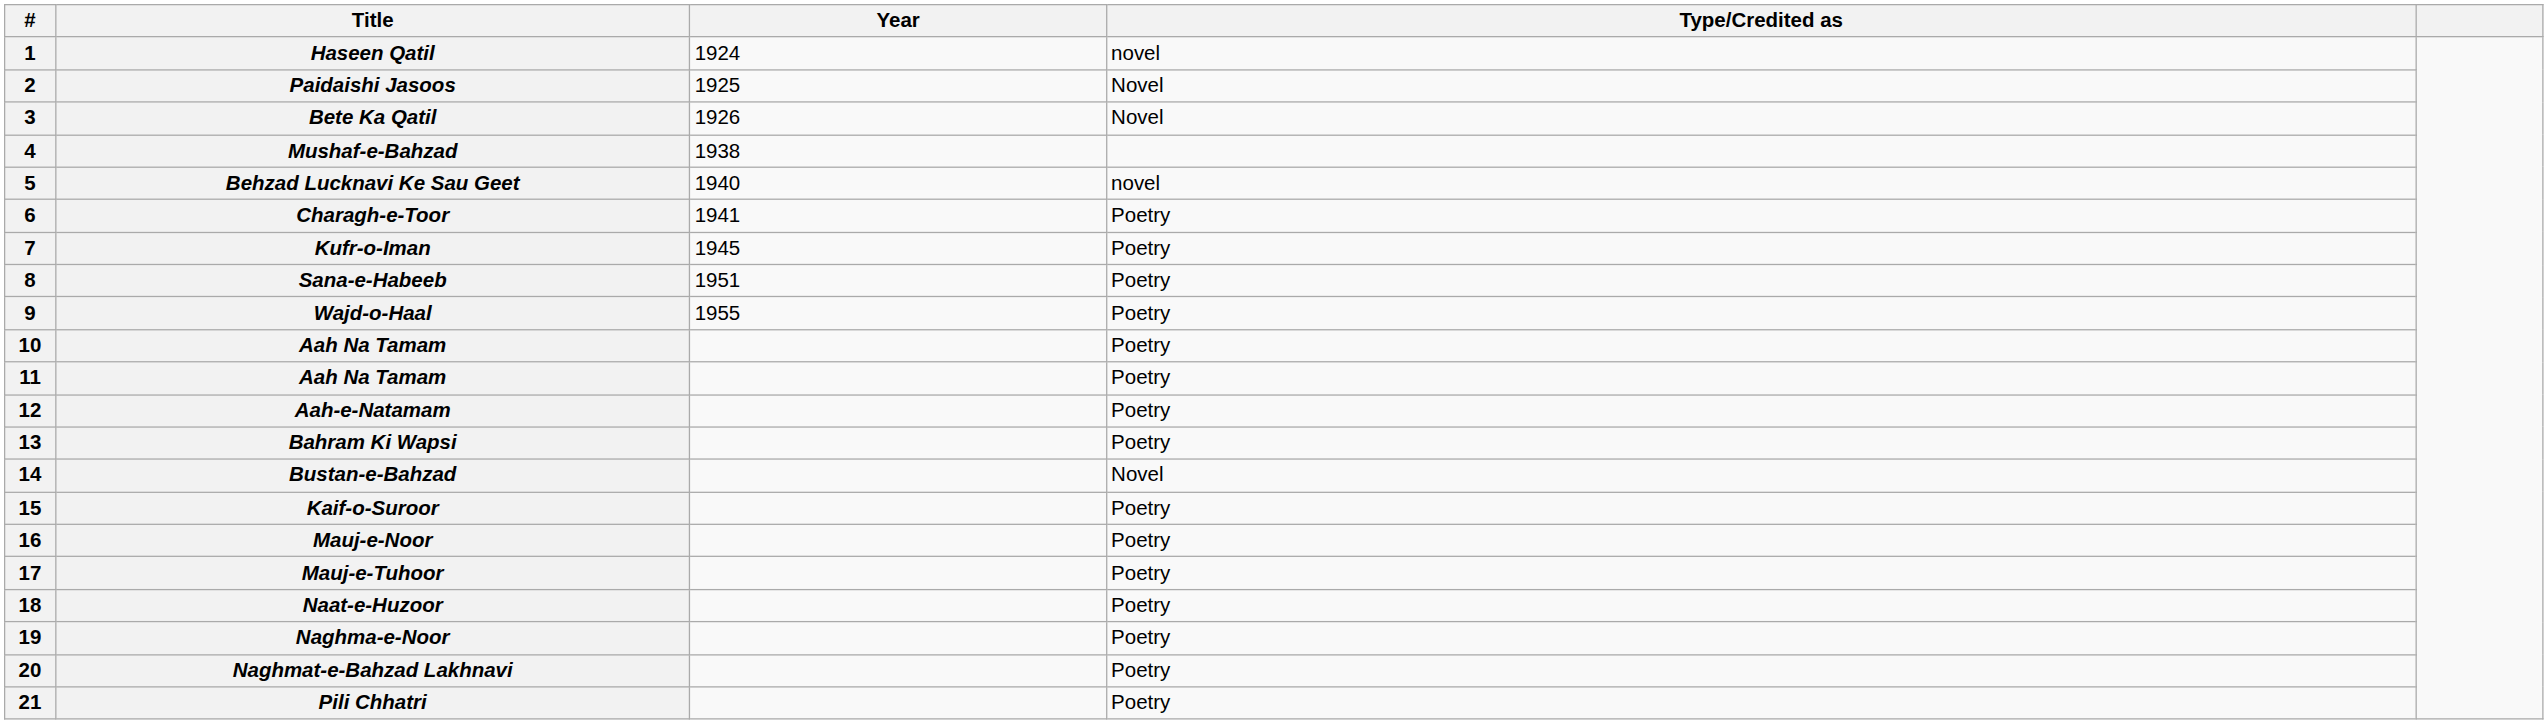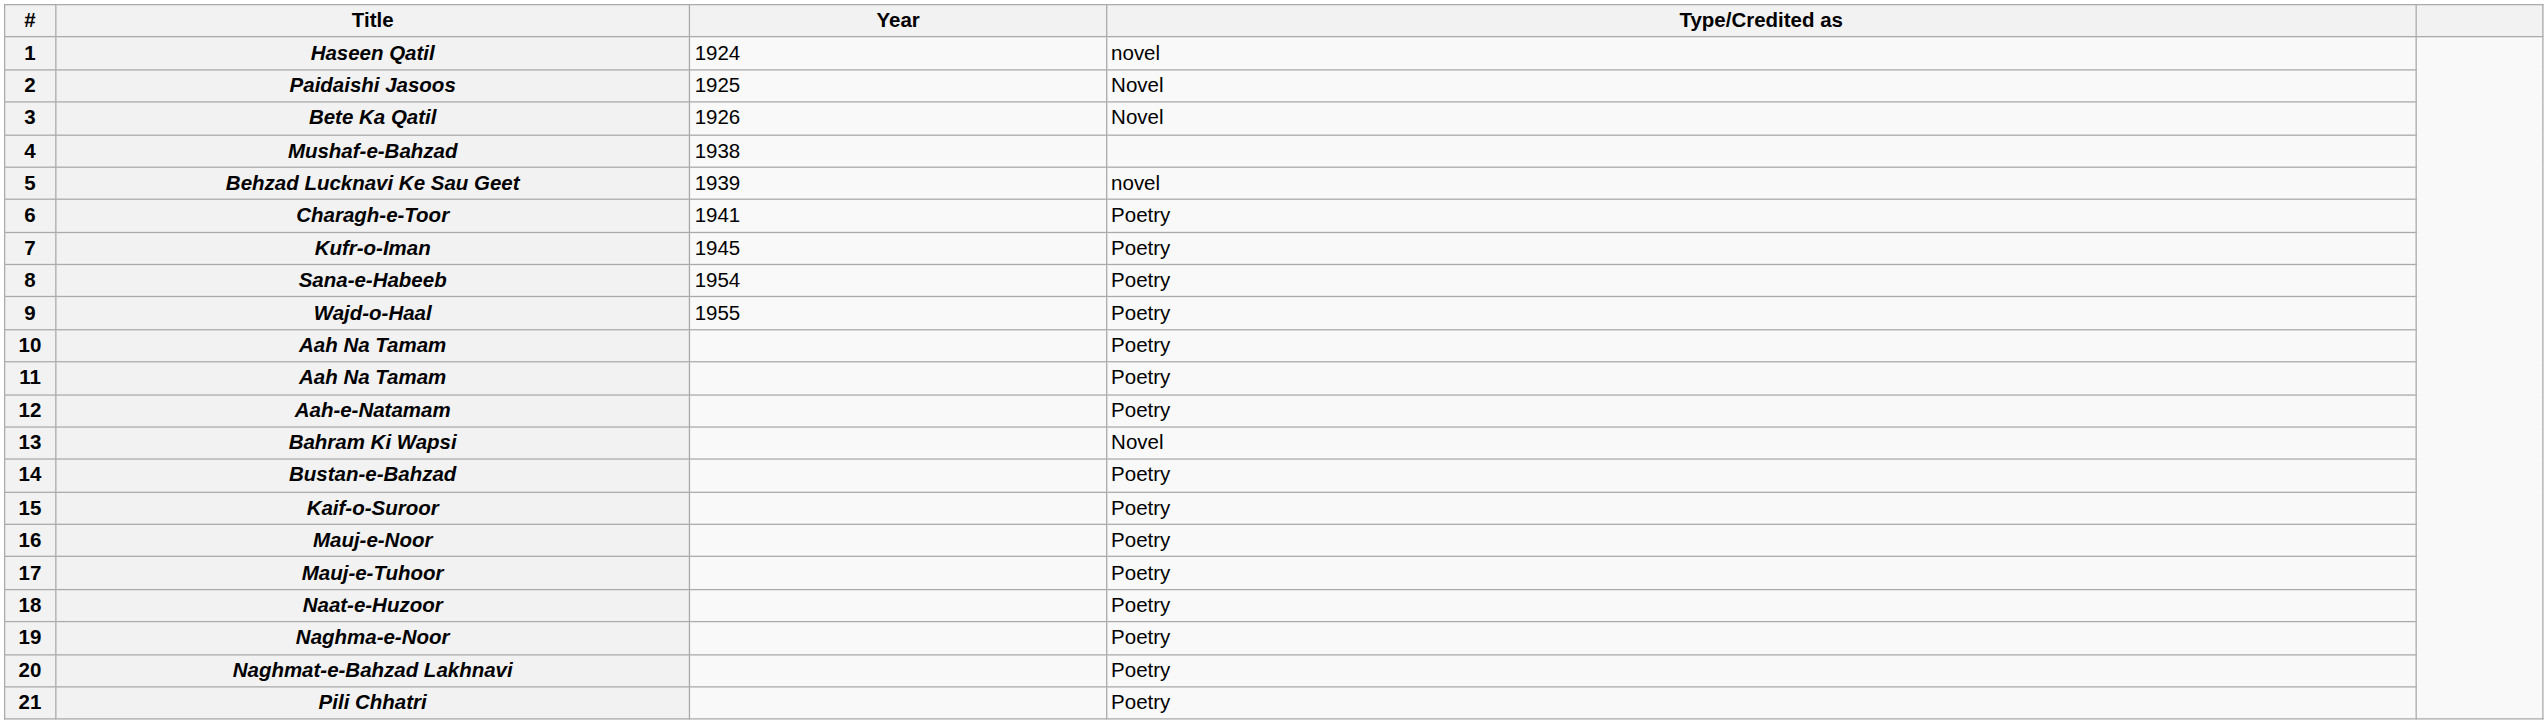(717, 183) 1940 -> (717, 183) 1939
(717, 280) 1951 -> (717, 280) 1954
(1141, 442) Poetry -> (1137, 442) Novel
(1137, 475) Novel -> (1141, 475) Poetry
